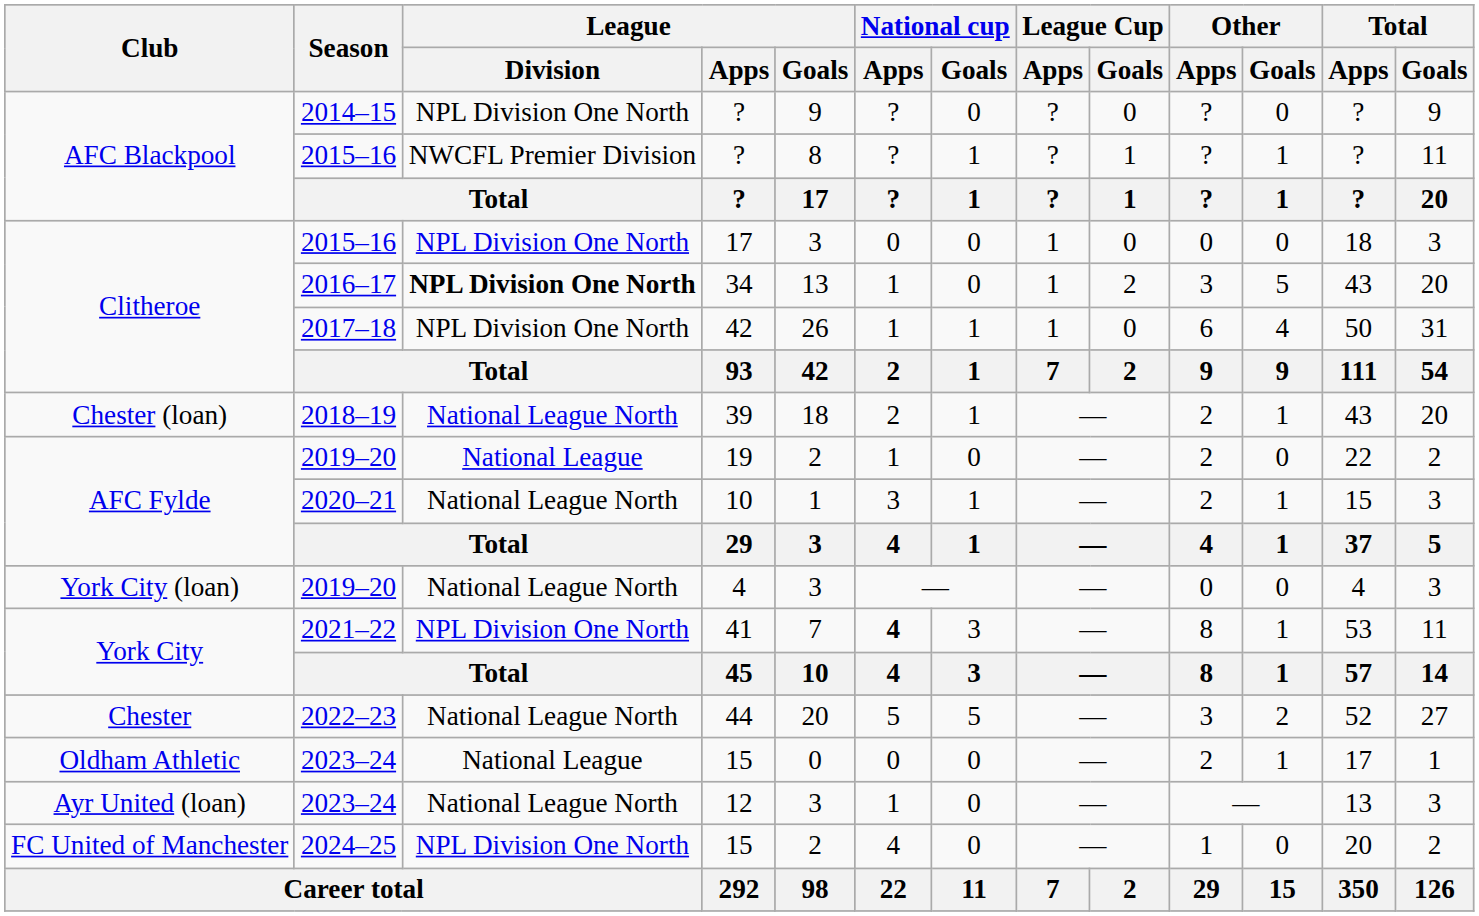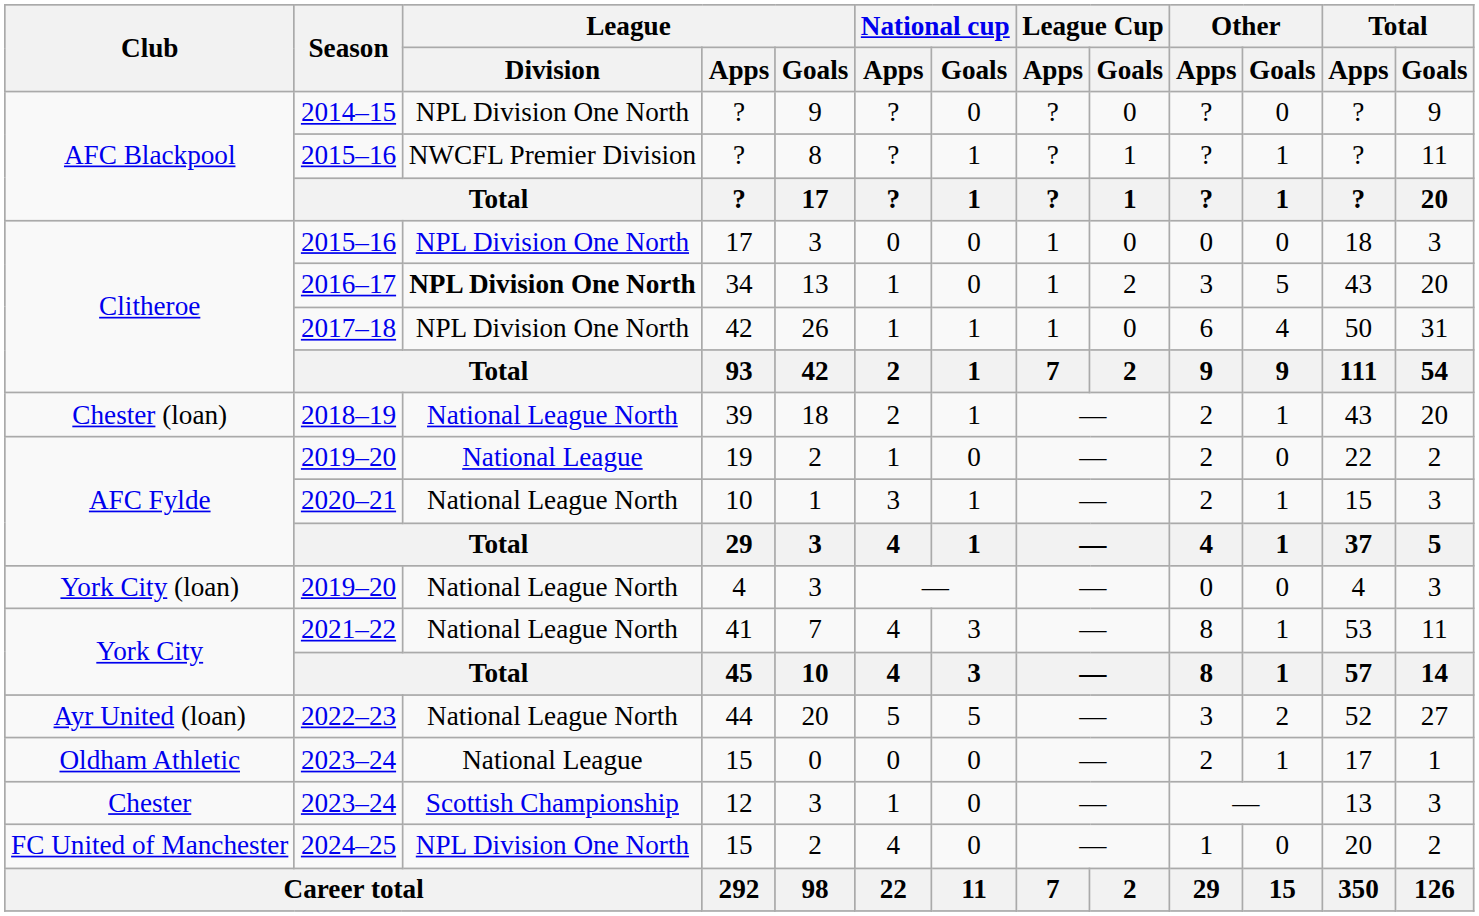(552, 629) NPL Division One North -> (552, 629) National League North
(893, 629) bold -> (893, 629) normal
(150, 716) Chester -> (150, 716) Ayr United (loan)
(150, 802) Ayr United (loan) -> (150, 802) Chester
(552, 802) National League North -> (552, 802) Scottish Championship
